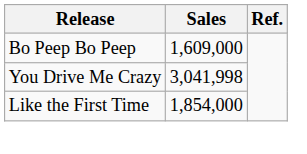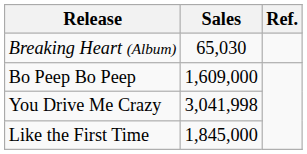+ row: (93, 47)
(206, 105) 1,854,000 -> (221, 134) 1,845,000
